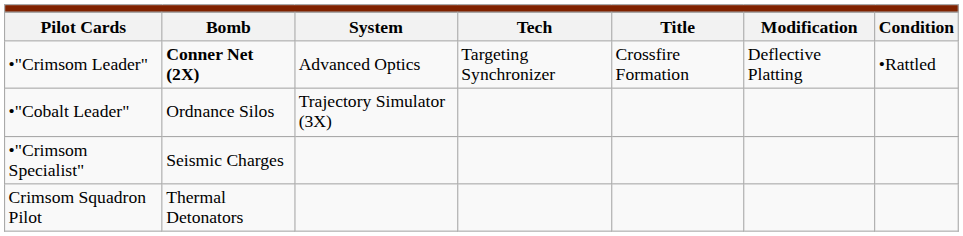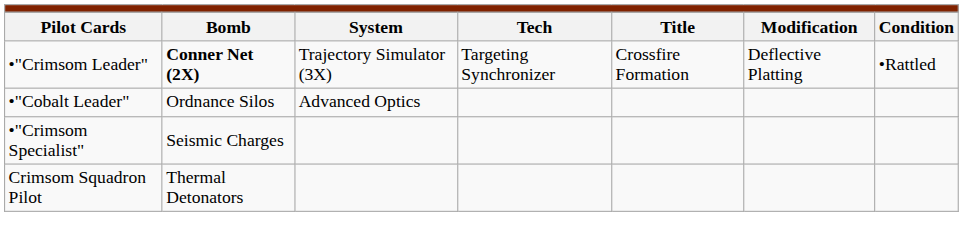(359, 64) Advanced Optics -> (372, 64) Trajectory Simulator (3X)
(372, 112) Trajectory Simulator (3X) -> (359, 102) Advanced Optics
